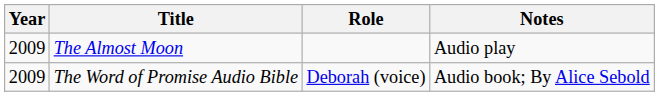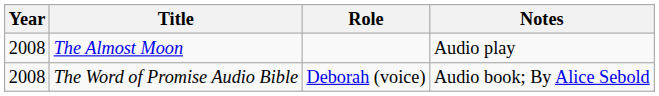(27, 47) 2009 -> (27, 47) 2008
(27, 76) 2009 -> (27, 76) 2008
